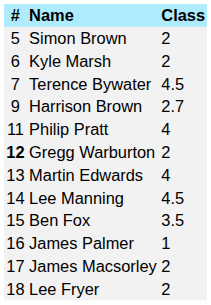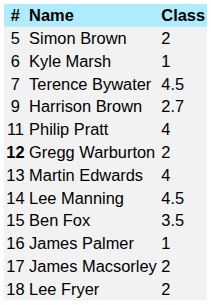(166, 61) 2 -> (166, 61) 1
